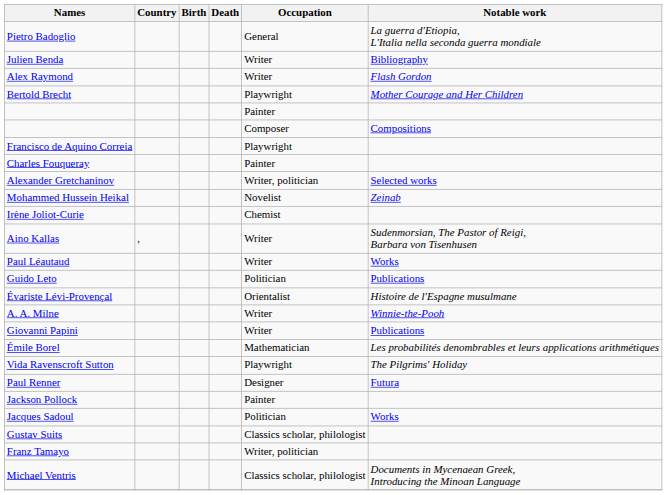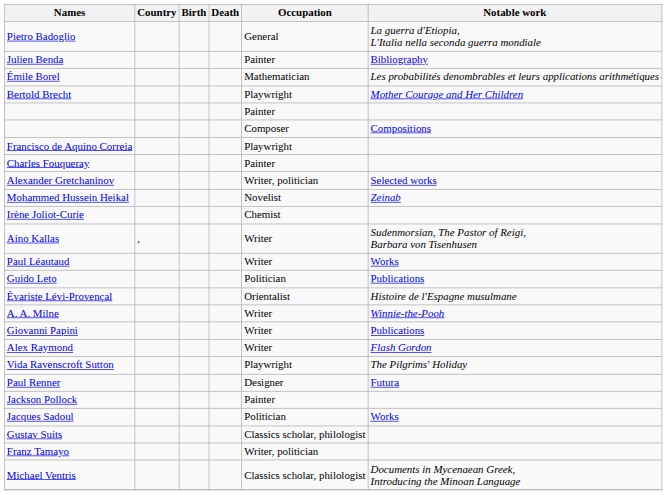(258, 59) Writer -> (260, 59) Painter
rows swapped: (33, 348) <-> (40, 77)
